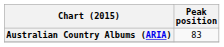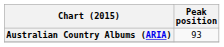(196, 35) 83 -> (196, 35) 93
